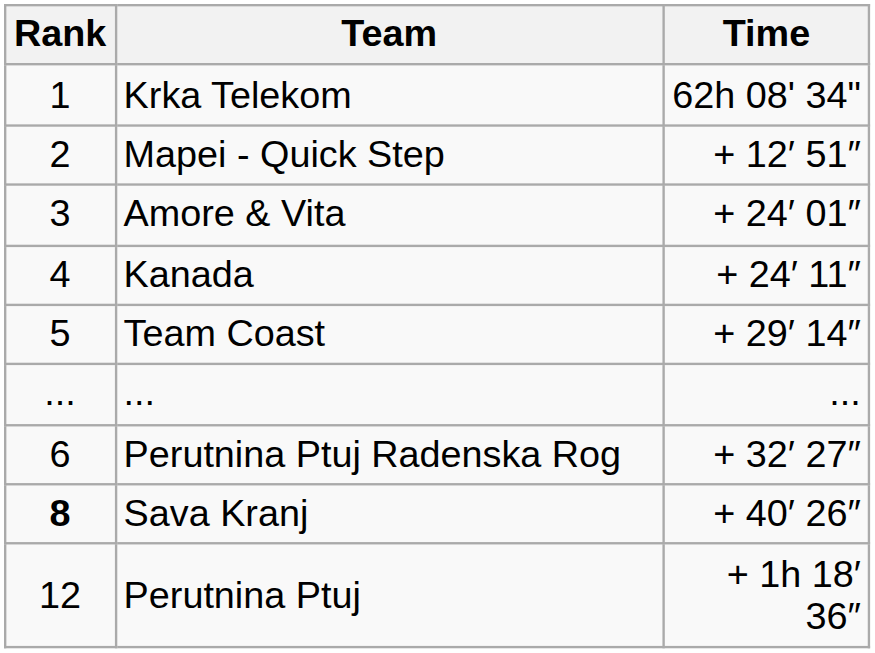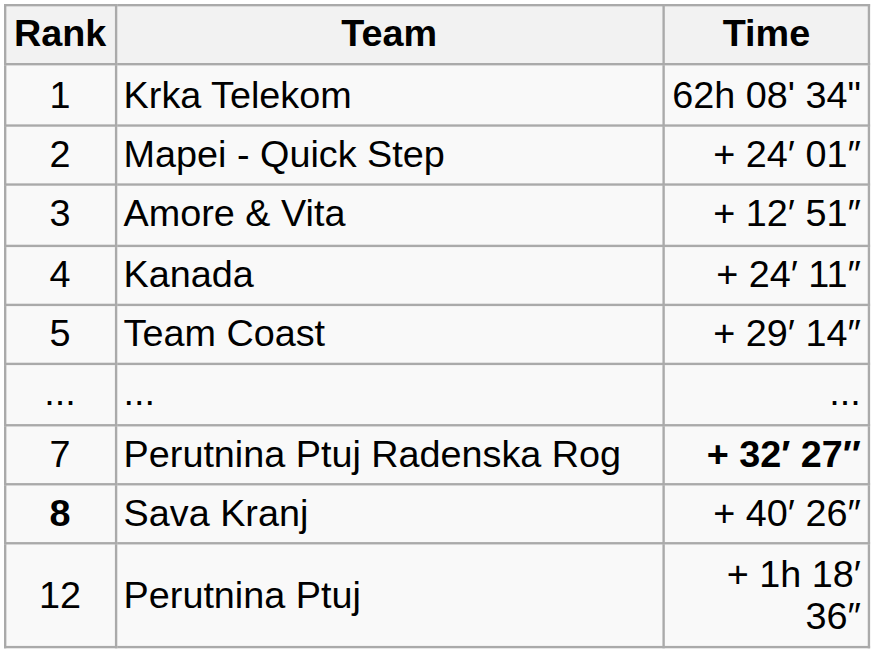(787, 154) + 12′ 51″ -> (787, 154) + 24′ 01″
(787, 214) + 24′ 01″ -> (787, 214) + 12′ 51″
(60, 453) 6 -> (60, 453) 7
(787, 453) normal -> (784, 453) bold
